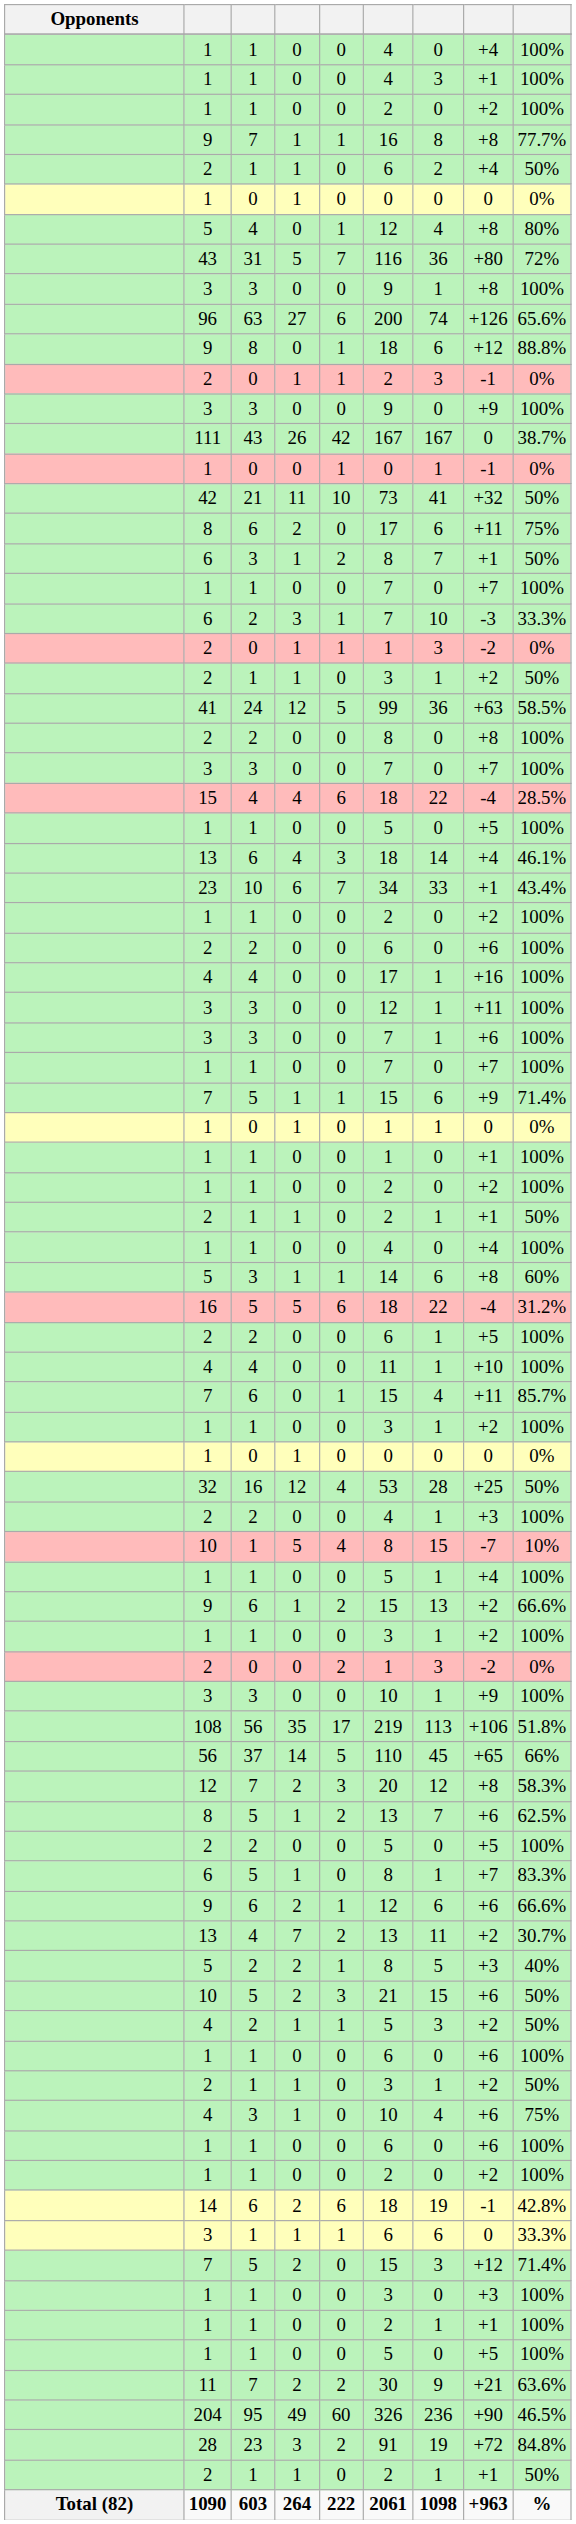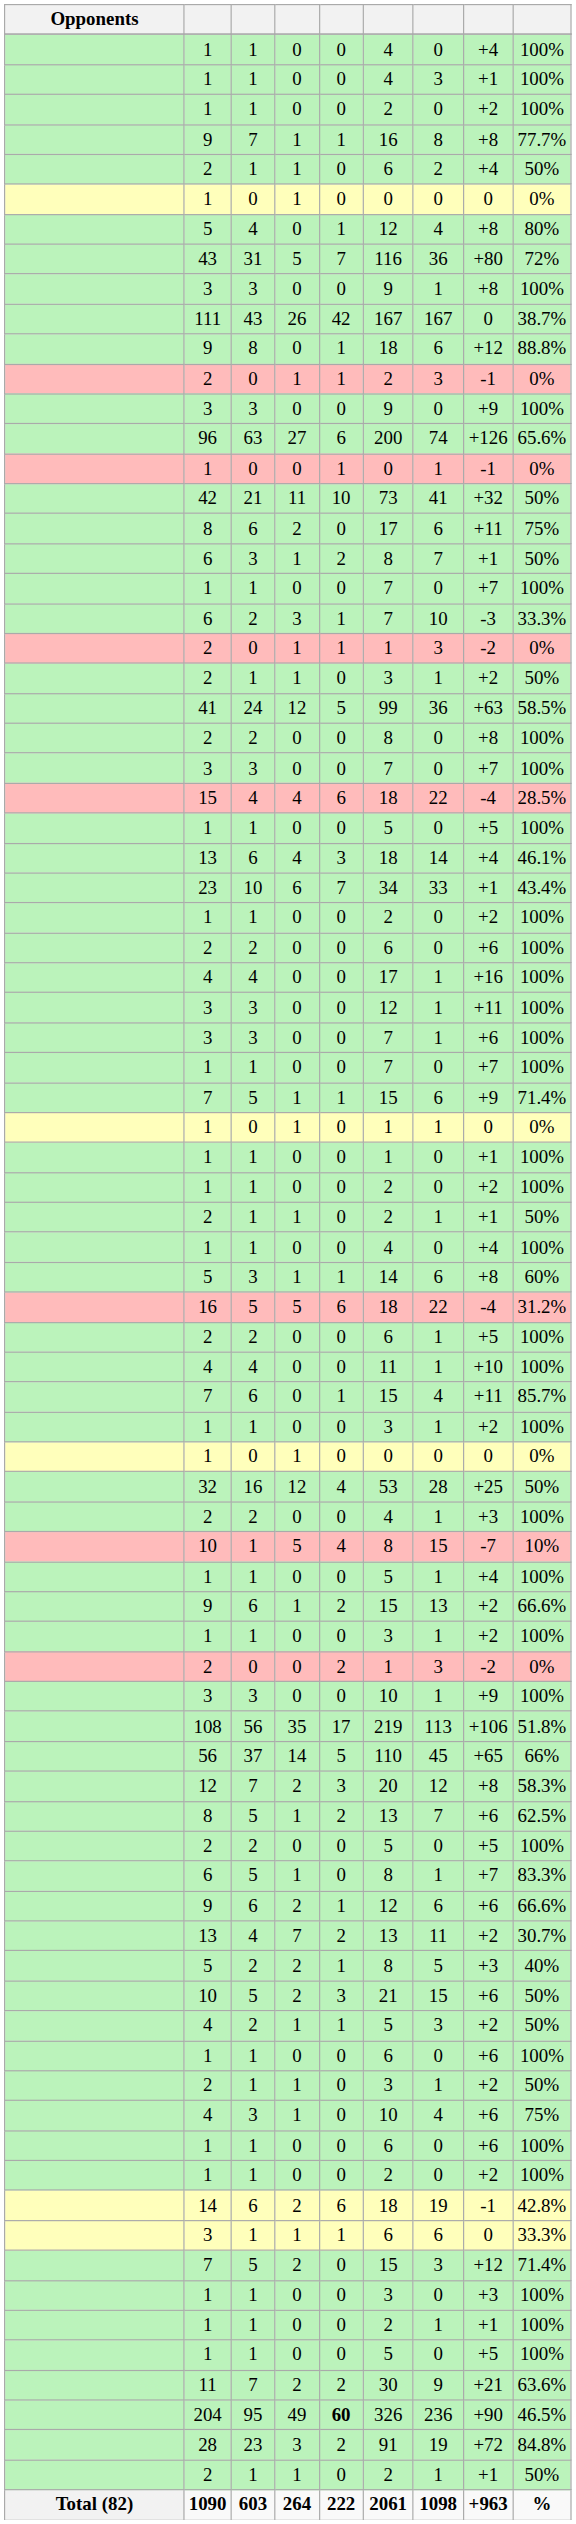rows swapped: (208, 438) <-> (208, 318)
(341, 2414) normal -> (341, 2414) bold
